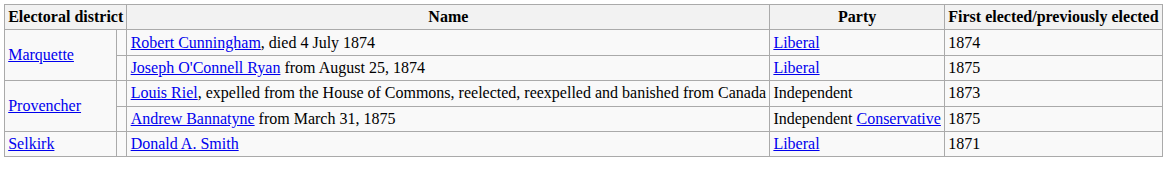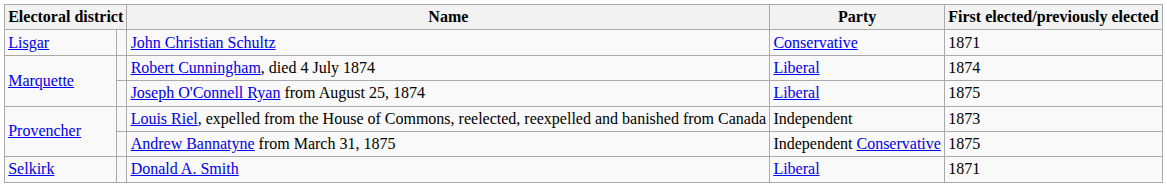+ row: (203, 42)
